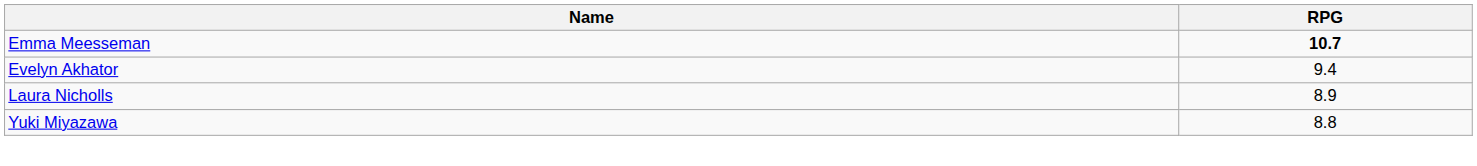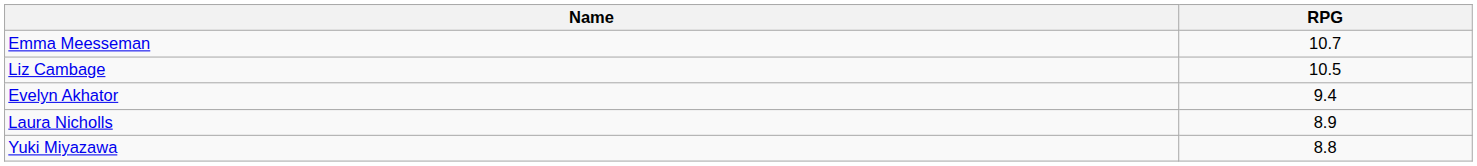(1325, 43) bold -> (1325, 43) normal
+ row: (57, 69)
